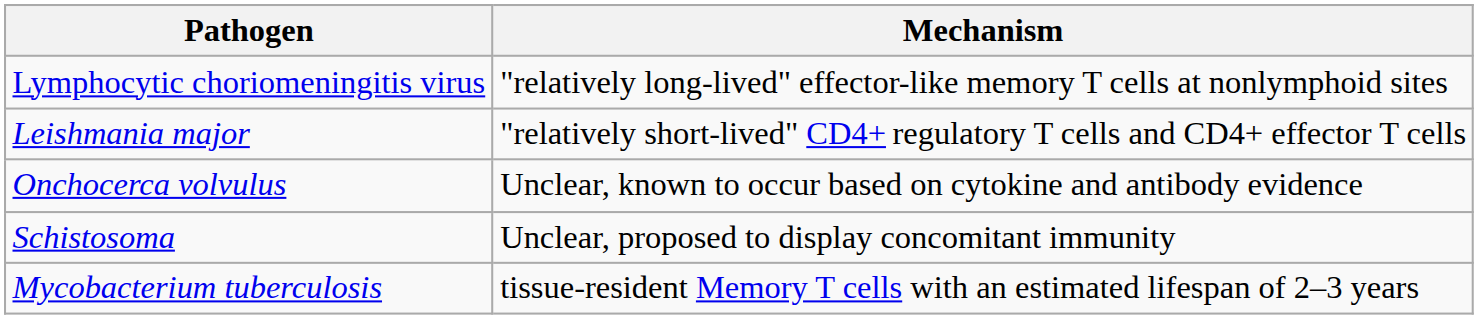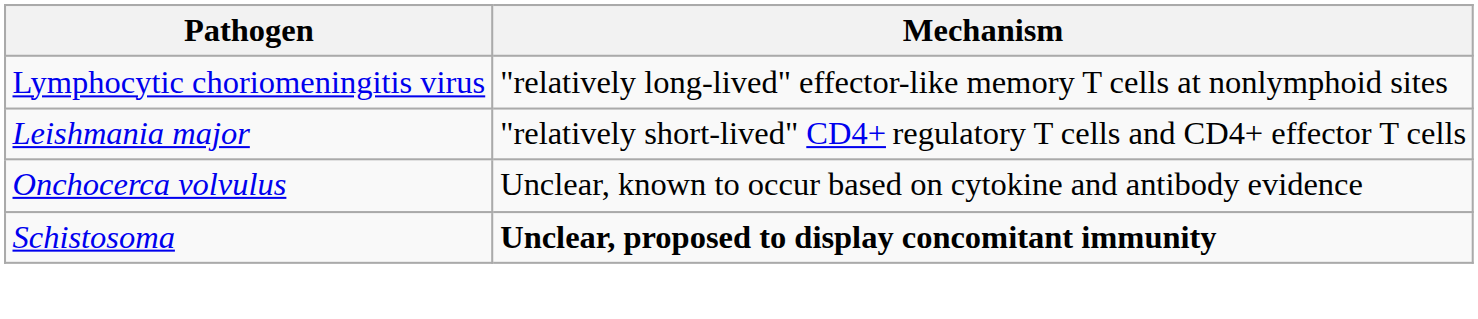(838, 236) normal -> (858, 236) bold
- row: (197, 287)
